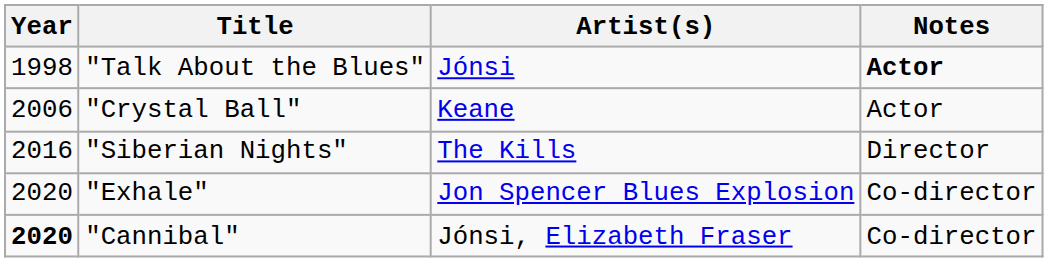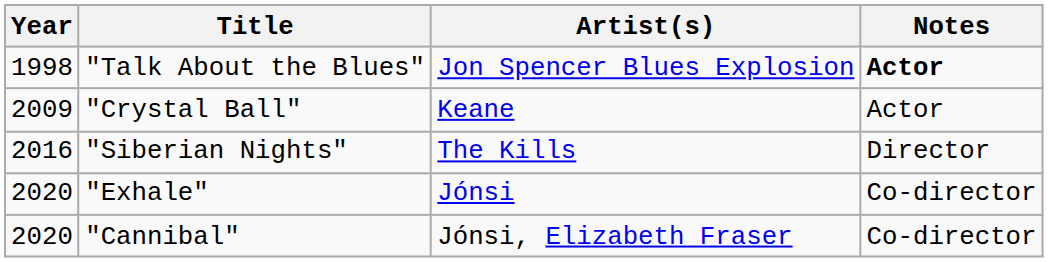(476, 68) Jónsi -> (646, 68) Jon Spencer Blues Explosion
(42, 110) 2006 -> (42, 110) 2009
(646, 194) Jon Spencer Blues Explosion -> (476, 194) Jónsi
(42, 236) bold -> (42, 236) normal
